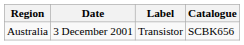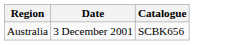- column: (160, 13)
